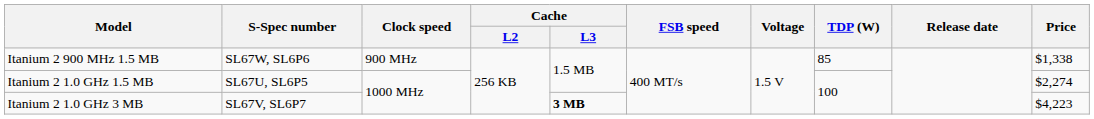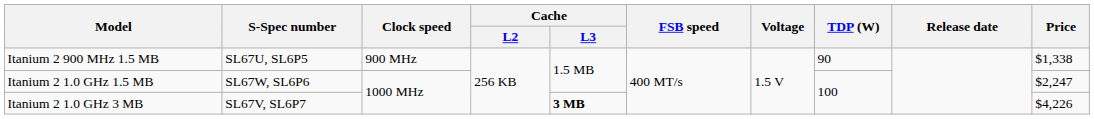(267, 58) SL67W, SL6P6 -> (267, 58) SL67U, SL6P5
(824, 58) 85 -> (824, 58) 90
(267, 80) SL67U, SL6P5 -> (267, 80) SL67W, SL6P6
(1054, 80) $2,274 -> (1054, 80) $2,247
(1054, 102) $4,223 -> (1054, 102) $4,226
